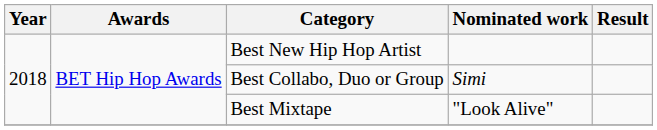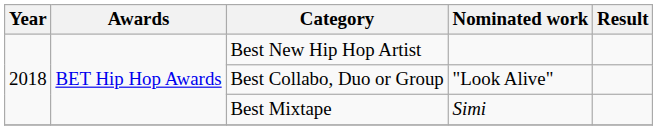(469, 79) Simi -> (503, 79) "Look Alive"
(503, 109) "Look Alive" -> (469, 109) Simi
